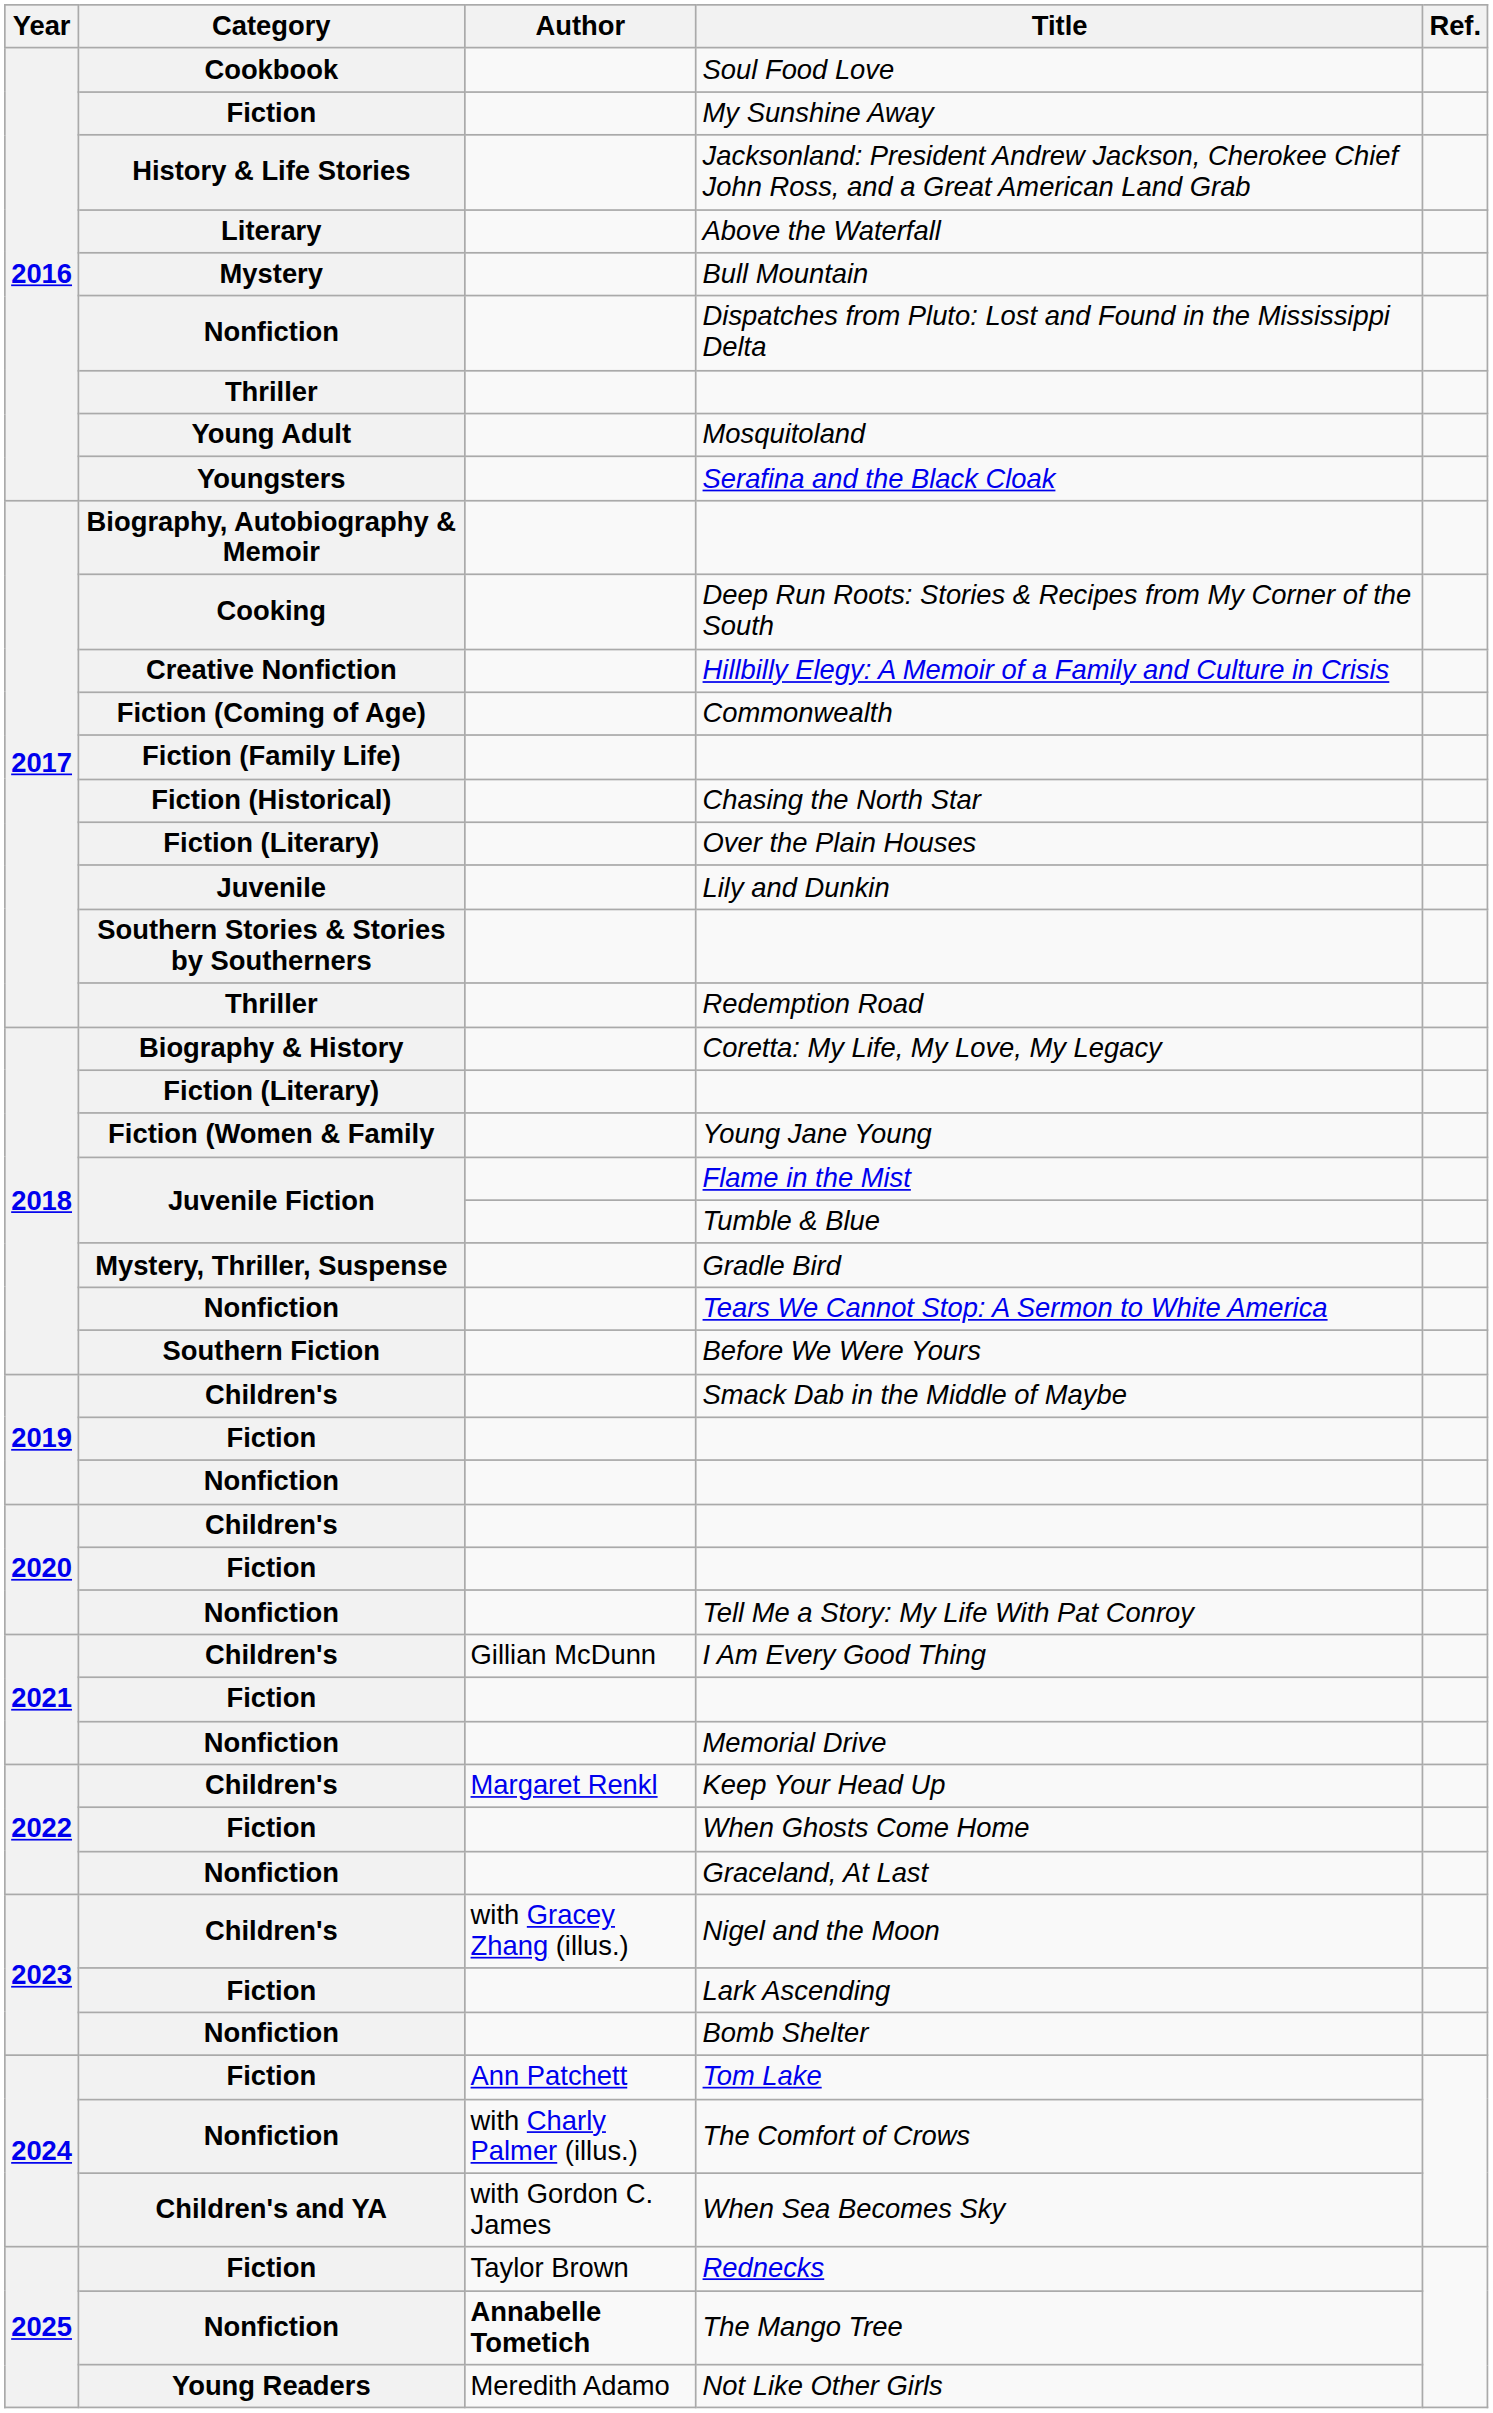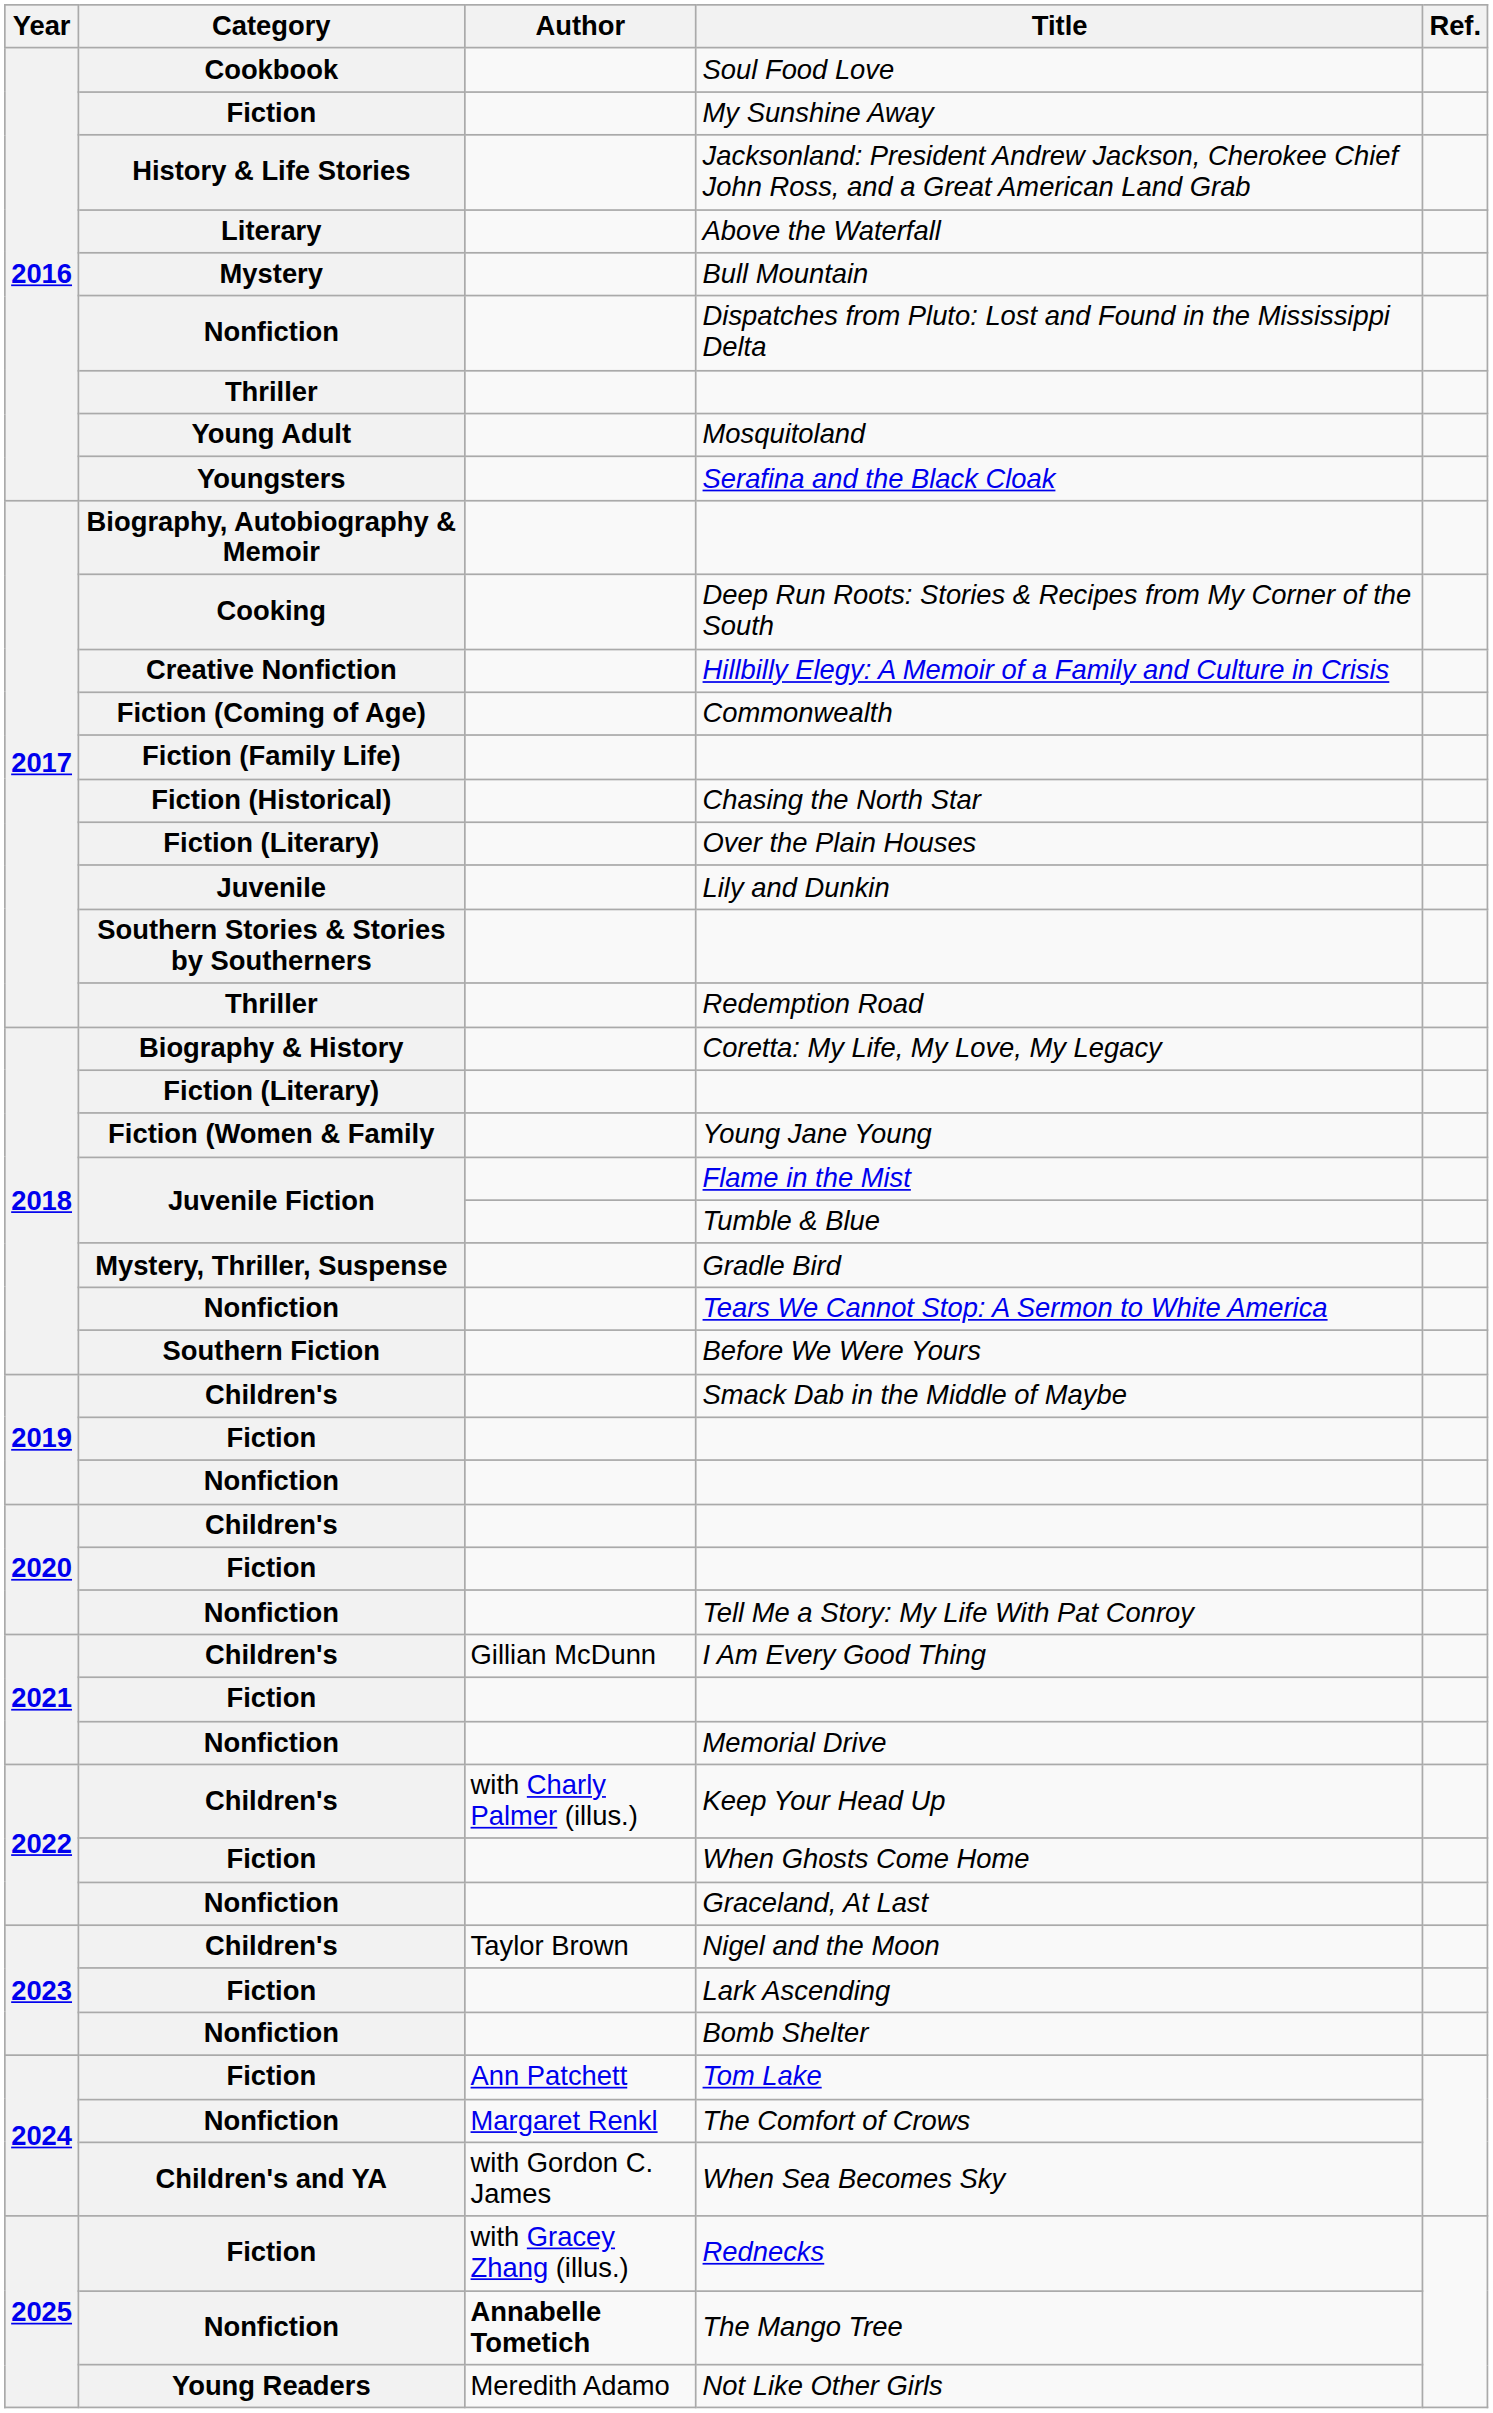(564, 1785) Margaret Renkl -> (554, 1800) with Charly Palmer (illus.)
(550, 1931) with Gracey Zhang (illus.) -> (550, 1946) Taylor Brown
(554, 2135) with Charly Palmer (illus.) -> (564, 2120) Margaret Renkl
(550, 2268) Taylor Brown -> (550, 2253) with Gracey Zhang (illus.)
